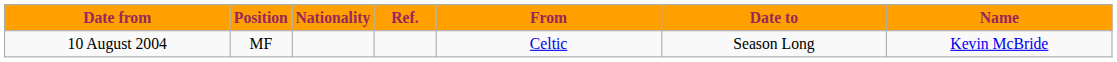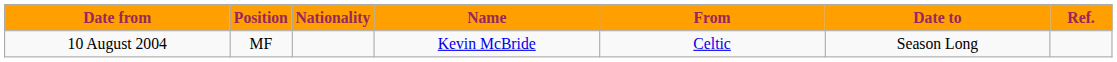columns swapped: (999, 17) <-> (405, 17)
